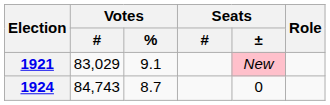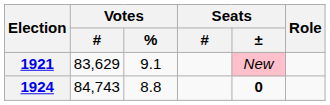(97, 64) 83,029 -> (97, 64) 83,629
(151, 87) 8.7 -> (151, 87) 8.8
(259, 87) normal -> (259, 87) bold
